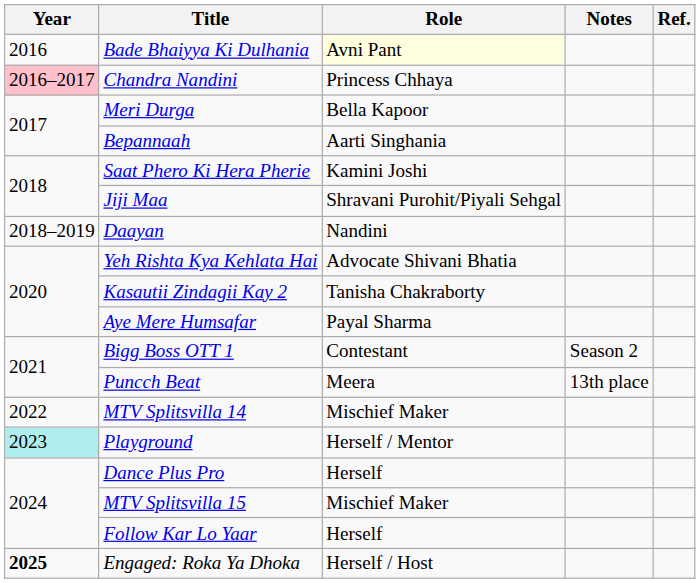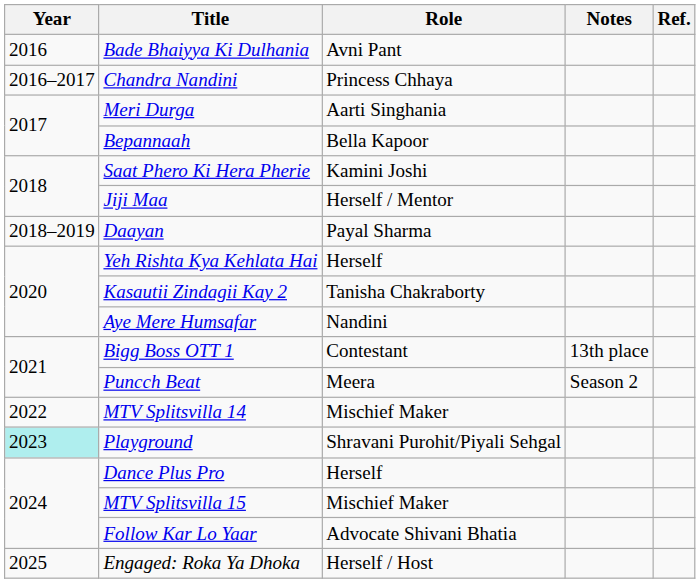(364, 49) lightyellow background -> (364, 49) no background
(52, 79) pink background -> (52, 79) no background
(377, 110) Bella Kapoor -> (386, 110) Aarti Singhania
(386, 140) Aarti Singhania -> (377, 140) Bella Kapoor
(444, 200) Shravani Purohit/Piyali Sehgal -> (390, 200) Herself / Mentor
(357, 230) Nandini -> (379, 230) Payal Sharma
(421, 261) Advocate Shivani Bhatia -> (354, 261) Herself
(379, 321) Payal Sharma -> (357, 321) Nandini
(604, 351) Season 2 -> (609, 351) 13th place
(609, 381) 13th place -> (604, 381) Season 2
(390, 442) Herself / Mentor -> (444, 442) Shravani Purohit/Piyali Sehgal
(354, 532) Herself -> (421, 532) Advocate Shivani Bhatia
(28, 563) bold -> (28, 563) normal
